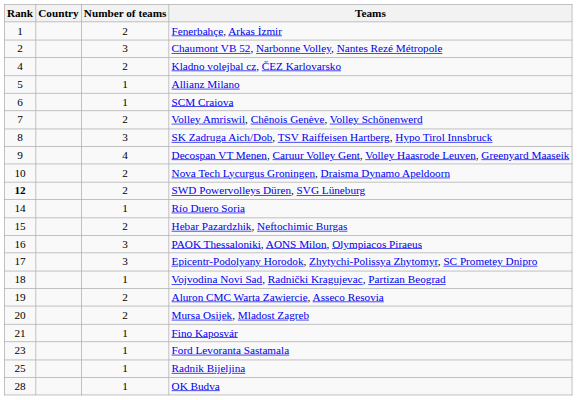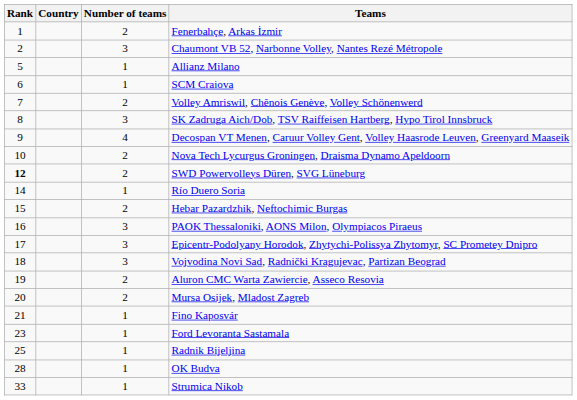- row: (256, 66)
(125, 279) 1 -> (125, 262) 3
+ row: (207, 386)
